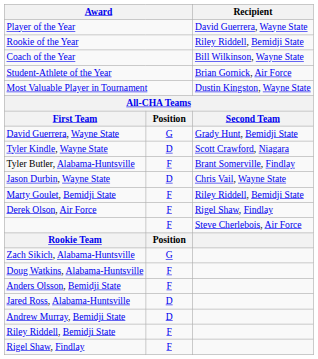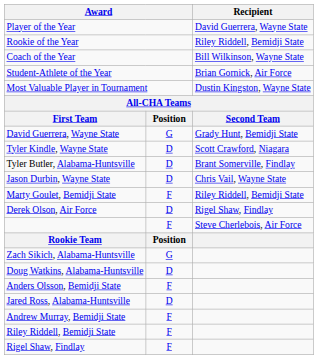(169, 164) F -> (169, 164) D
(169, 210) F -> (169, 210) D
(169, 270) F -> (169, 270) D
(169, 316) D -> (169, 316) F
